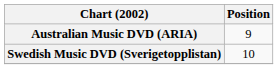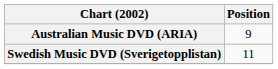(248, 53) 10 -> (248, 53) 11
